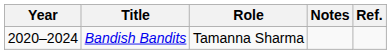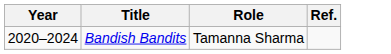- column: (330, 15)
